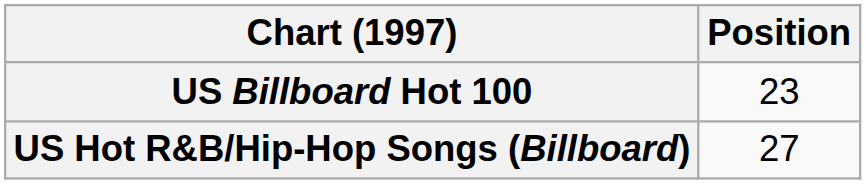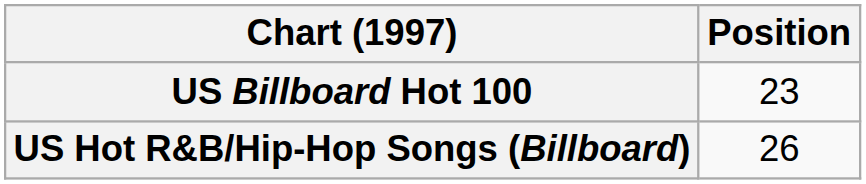(779, 149) 27 -> (779, 149) 26
